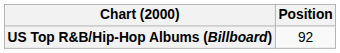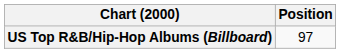(306, 37) 92 -> (306, 37) 97
